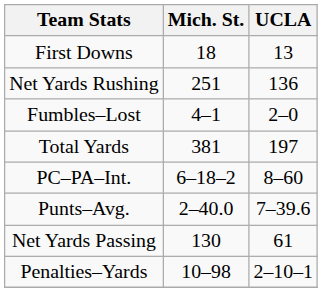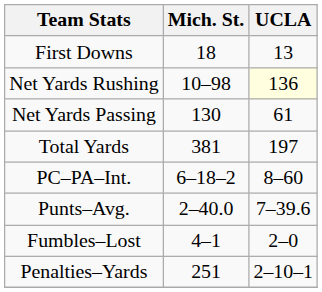(206, 83) 251 -> (206, 83) 10–98
(283, 83) no background -> (283, 83) lightyellow background
rows swapped: (84, 240) <-> (84, 114)
(206, 271) 10–98 -> (206, 271) 251
